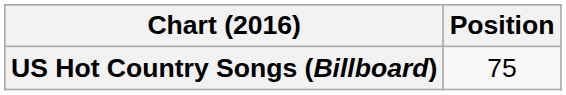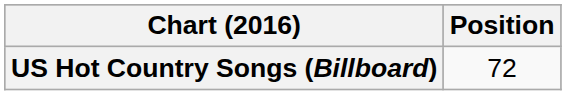(502, 67) 75 -> (502, 67) 72
